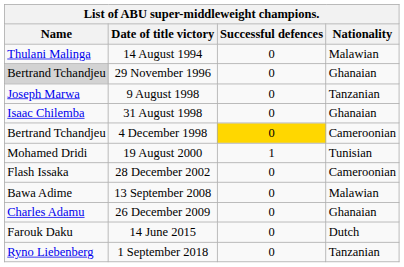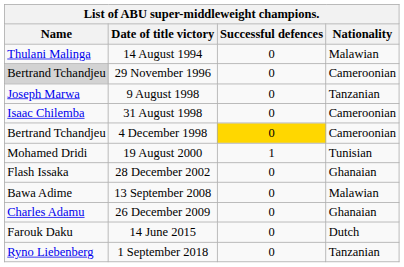(353, 73) Ghanaian -> (362, 73) Cameroonian
(353, 113) Ghanaian -> (362, 113) Cameroonian
(362, 172) Cameroonian -> (353, 172) Ghanaian
